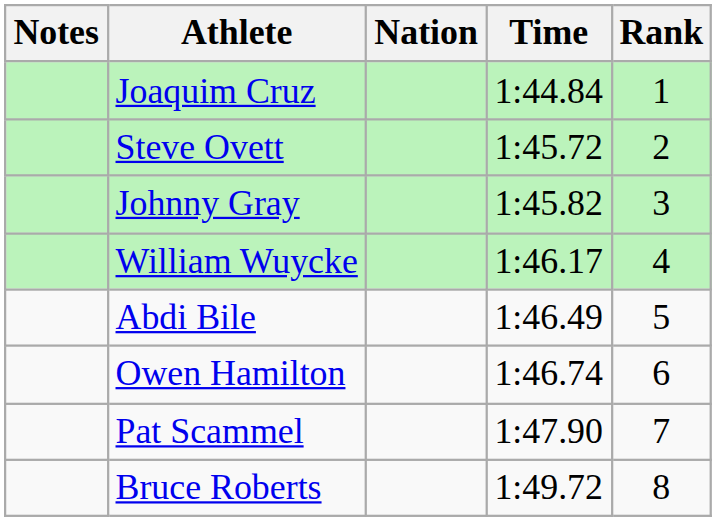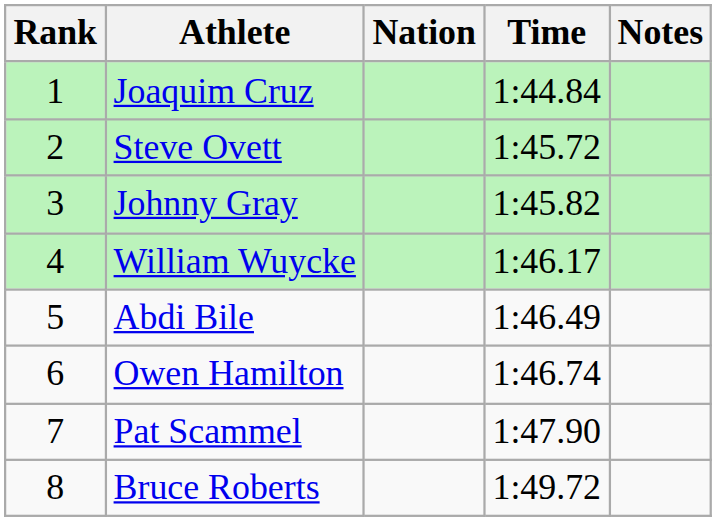columns swapped: (661, 32) <-> (56, 32)
